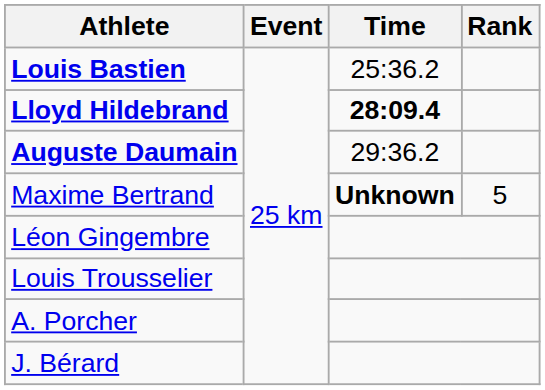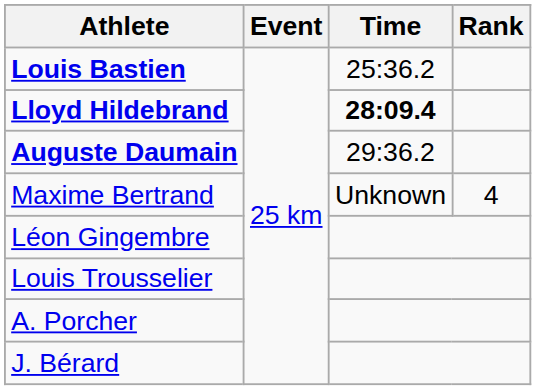(395, 195) bold -> (391, 195) normal
(500, 195) 5 -> (491, 195) 4
